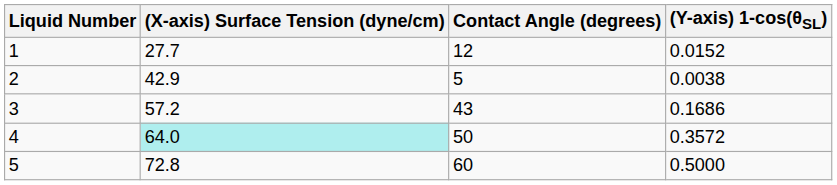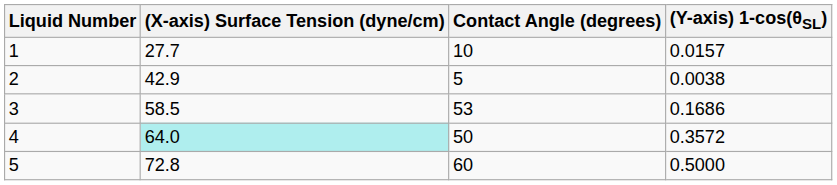(463, 51) 12 -> (463, 51) 10
(697, 51) 0.0152 -> (697, 51) 0.0157
(162, 108) 57.2 -> (162, 108) 58.5
(463, 108) 43 -> (463, 108) 53
